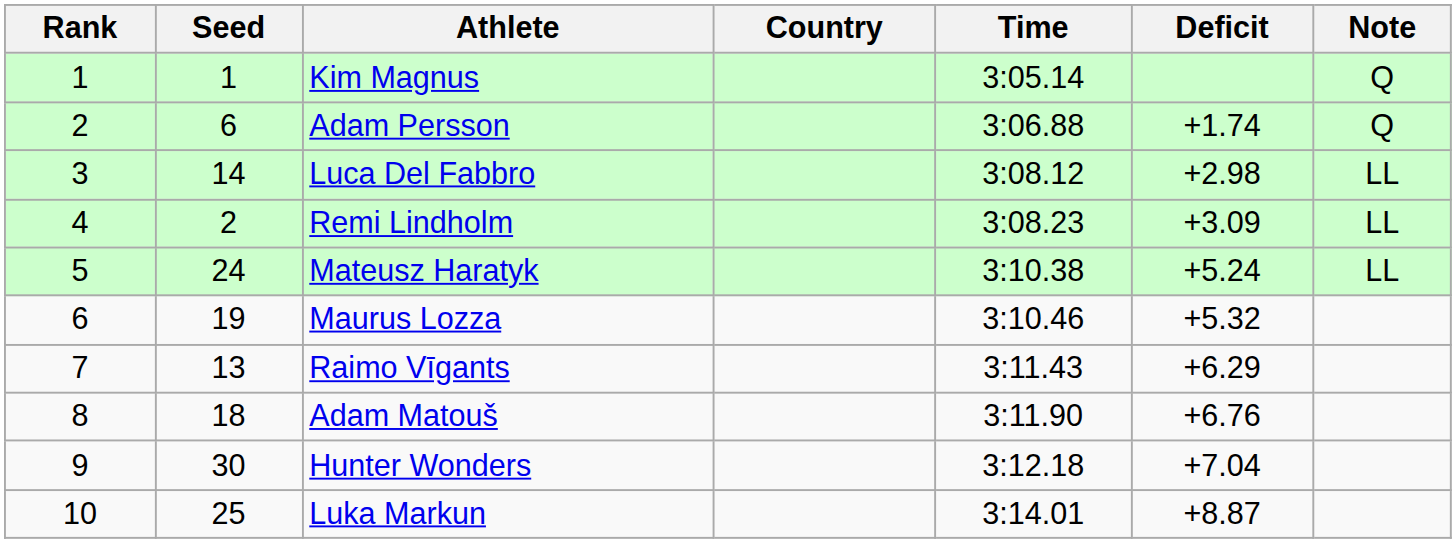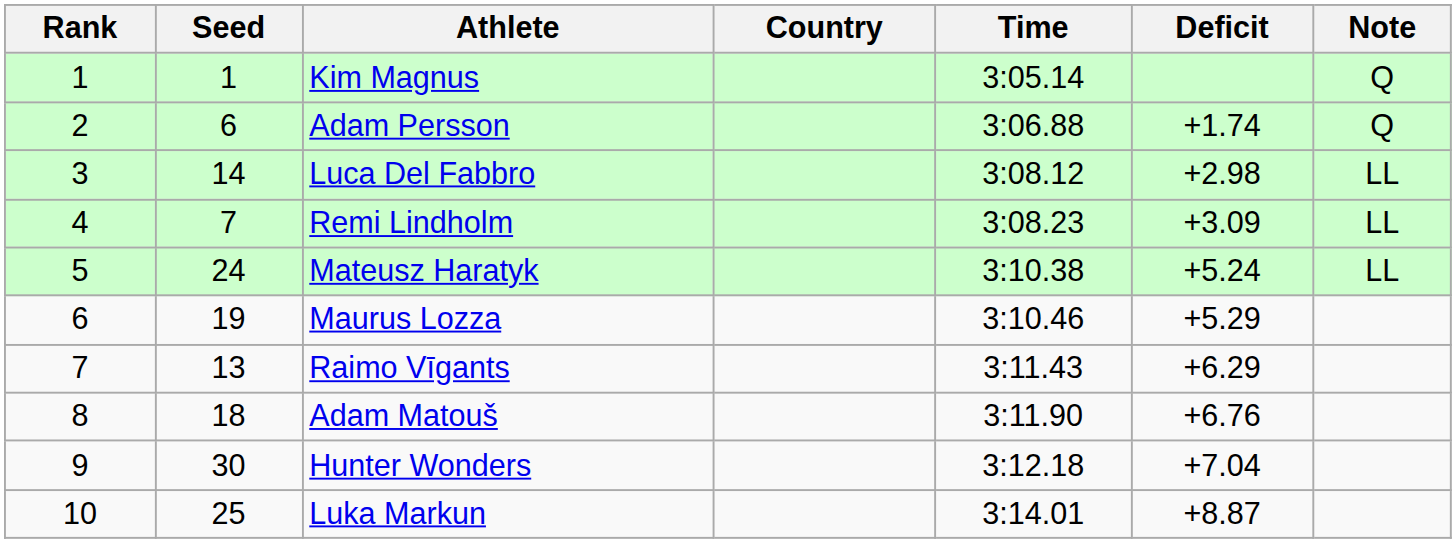(229, 222) 2 -> (229, 222) 7
(1222, 319) +5.32 -> (1222, 319) +5.29
